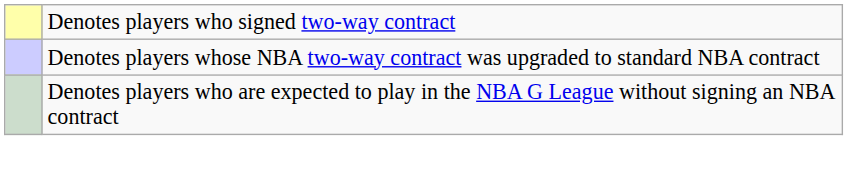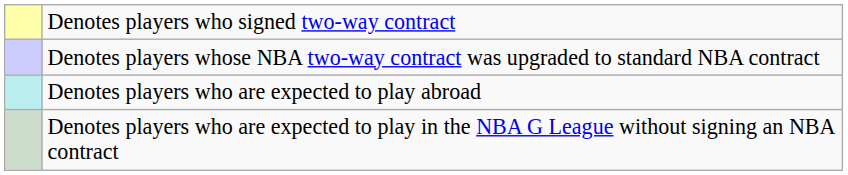+ row: (264, 92)
